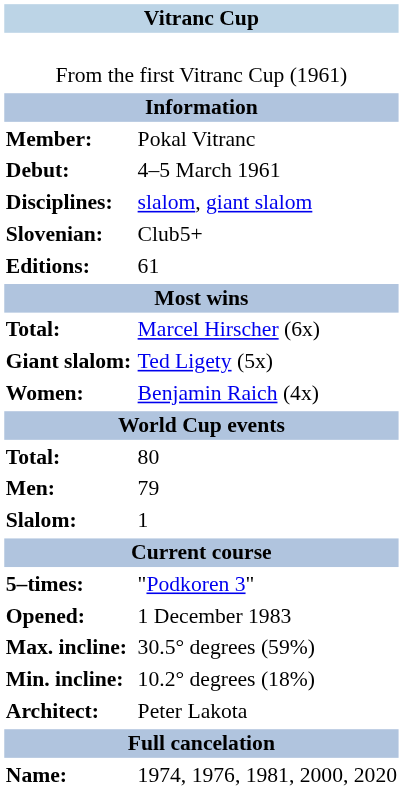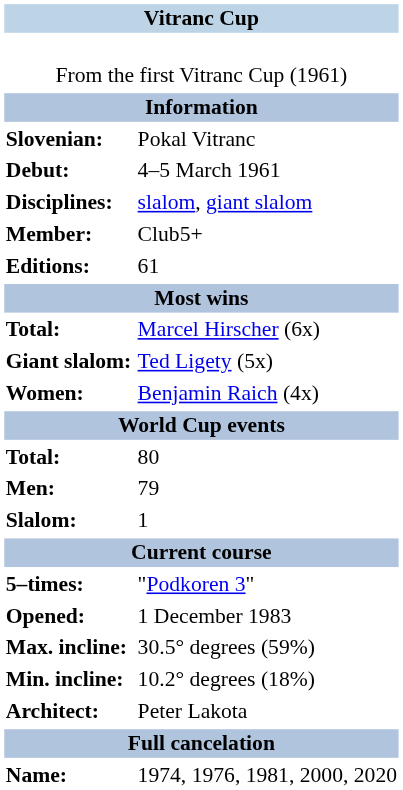(49, 139) Member: -> (54, 139) Slovenian:
(54, 234) Slovenian: -> (49, 234) Member:
